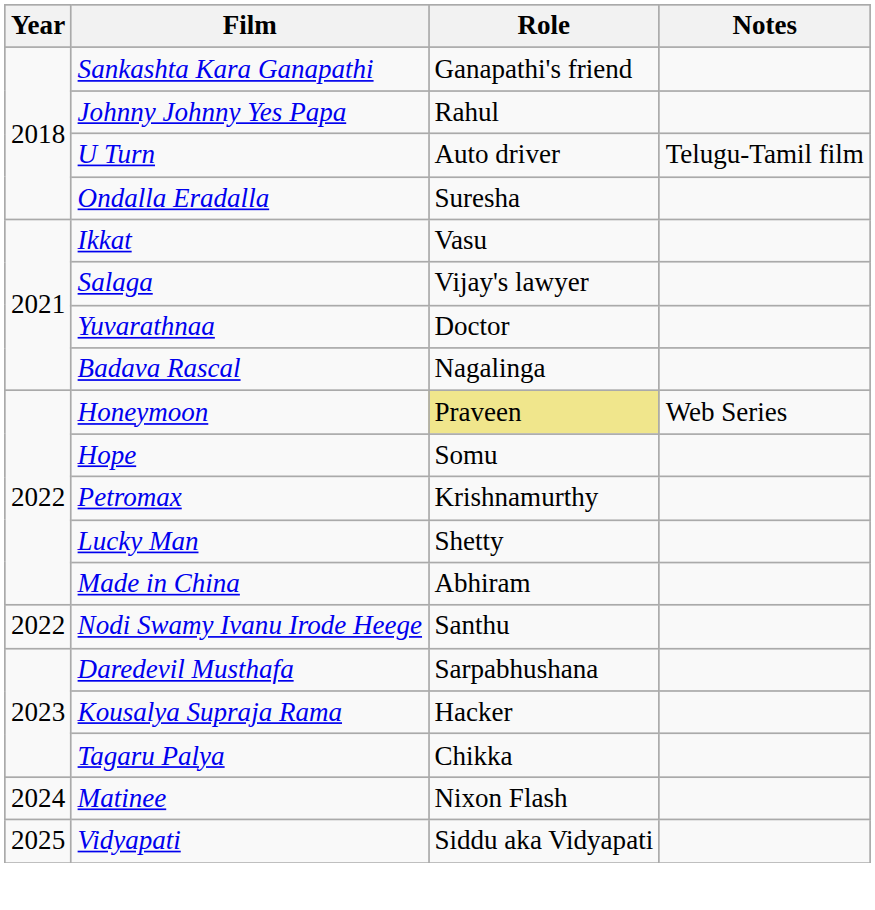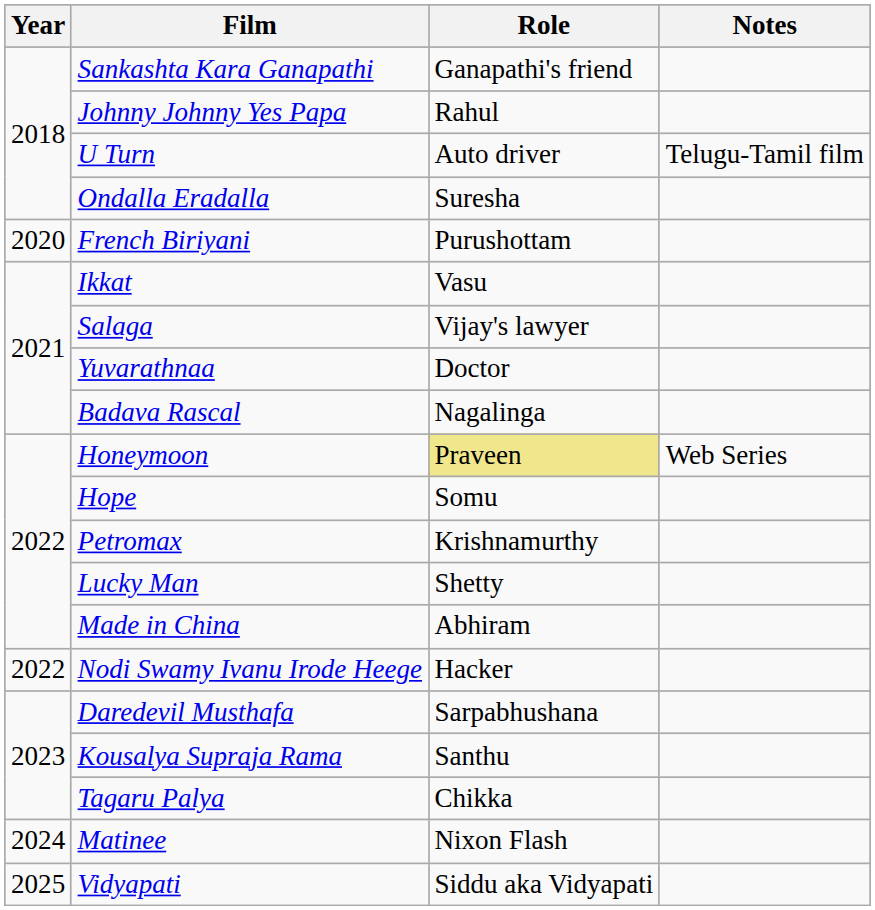+ row: (164, 240)
(472, 626) Santhu -> (474, 669) Hacker
(474, 712) Hacker -> (472, 754) Santhu
